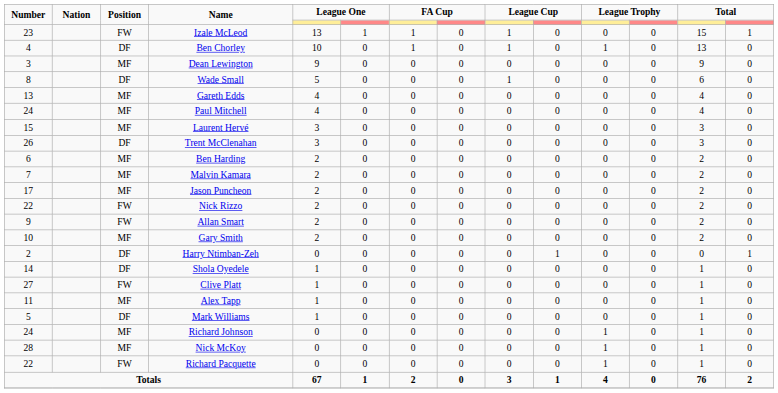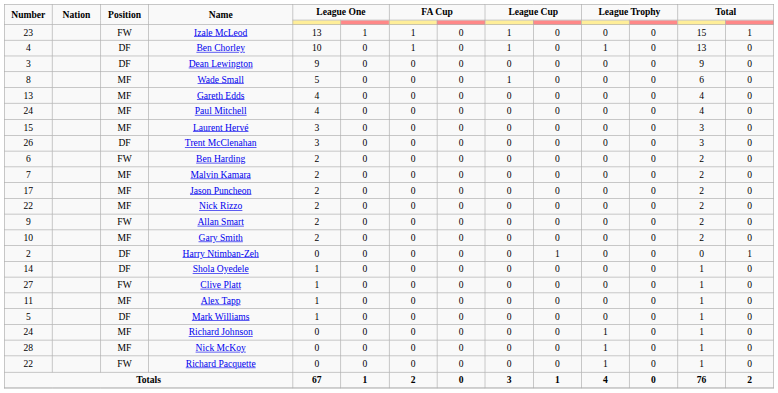(125, 64) MF -> (125, 64) DF
(125, 80) DF -> (125, 80) MF
(125, 159) MF -> (125, 159) FW
(125, 206) FW -> (125, 206) MF
